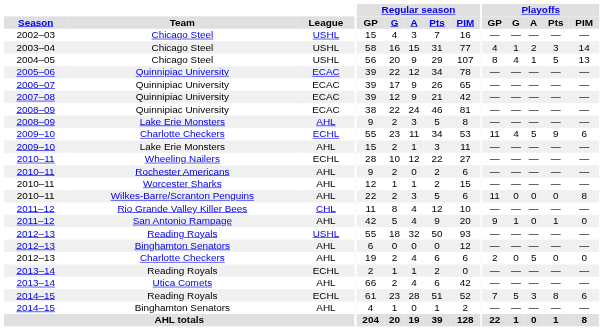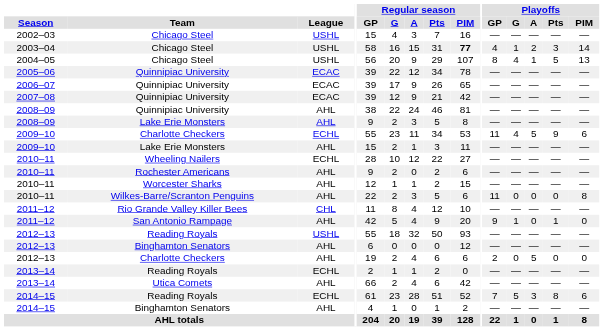(465, 47) normal -> (465, 47) bold
(326, 109) ECAC -> (326, 109) AHL
